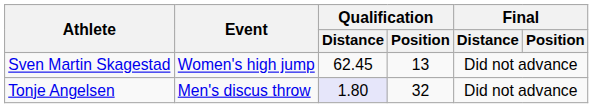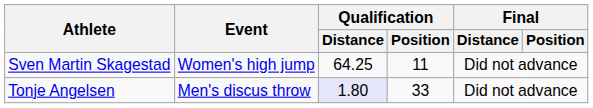(353, 66) 62.45 -> (353, 66) 64.25
(420, 66) 13 -> (420, 66) 11
(420, 90) 32 -> (420, 90) 33
